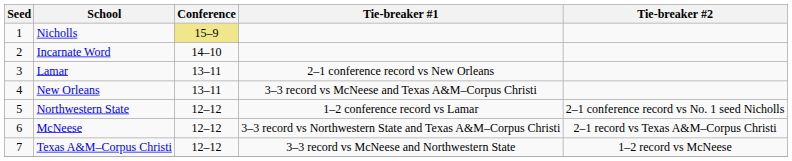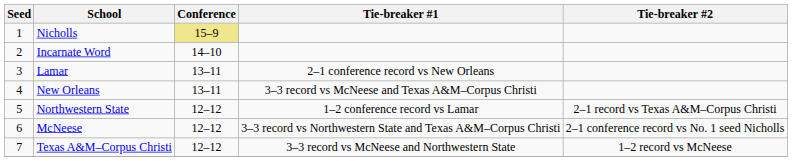(675, 109) 2–1 conference record vs No. 1 seed Nicholls -> (675, 109) 2–1 record vs Texas A&M–Corpus Christi
(675, 128) 2–1 record vs Texas A&M–Corpus Christi -> (675, 128) 2–1 conference record vs No. 1 seed Nicholls
